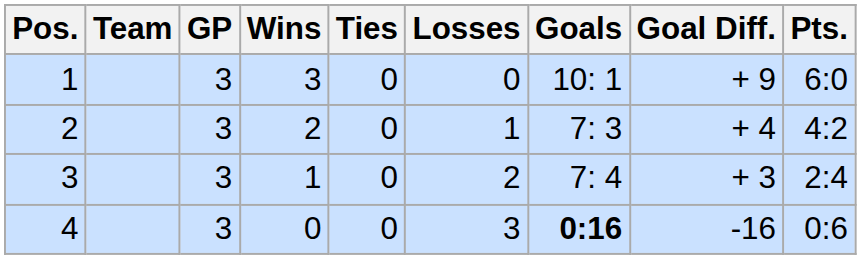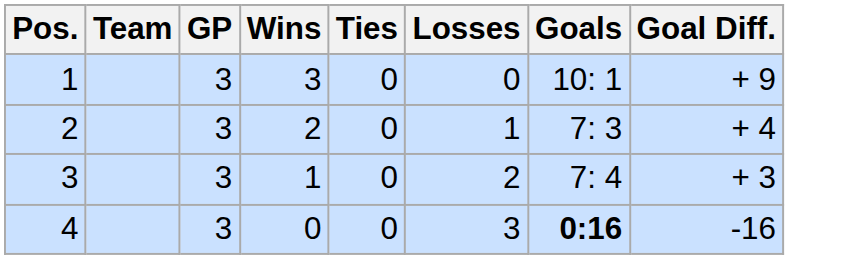- column: (819, 29)
